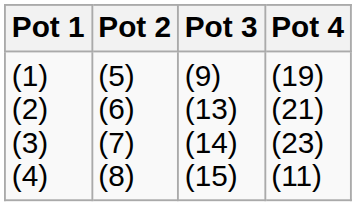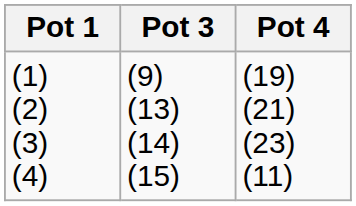- column: (135, 28)
